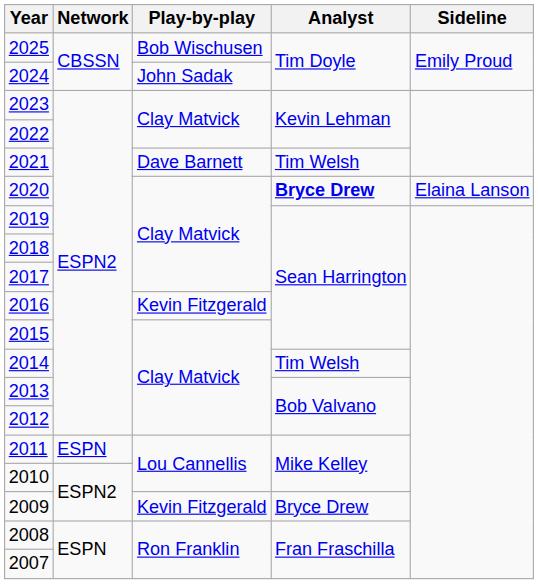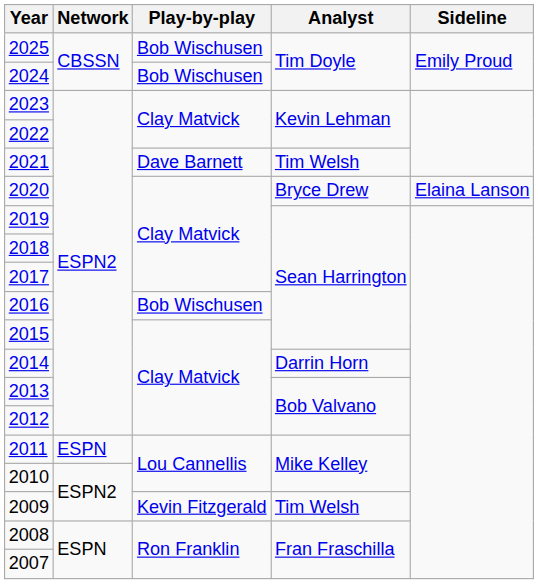(185, 76) John Sadak -> (200, 76) Bob Wischusen
(325, 190) bold -> (322, 190) normal
(202, 305) Kevin Fitzgerald -> (200, 305) Bob Wischusen
(317, 362) Tim Welsh -> (322, 362) Darrin Horn
(322, 506) Bryce Drew -> (317, 506) Tim Welsh
